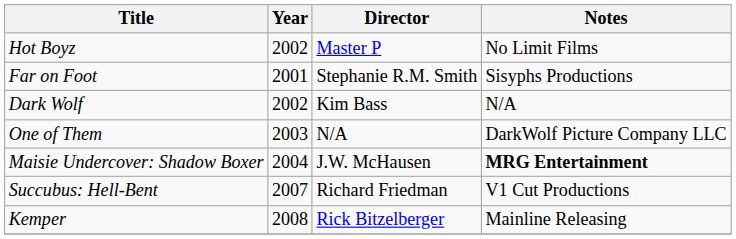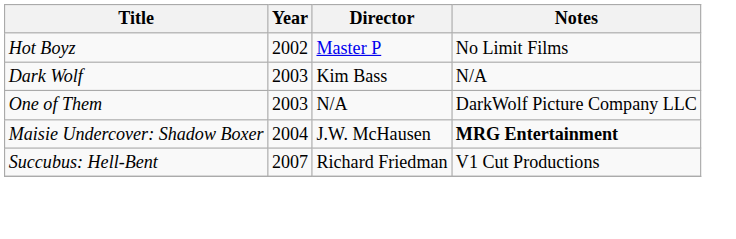- row: (53, 76)
(290, 104) 2002 -> (290, 76) 2003
- row: (37, 219)
